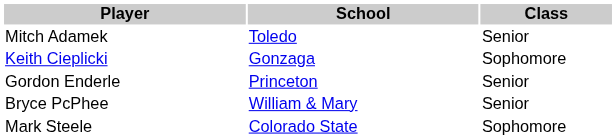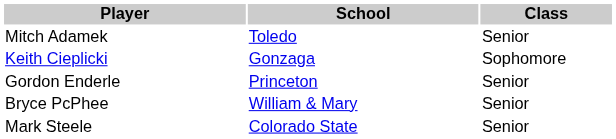(524, 126) Sophomore -> (505, 126) Senior
